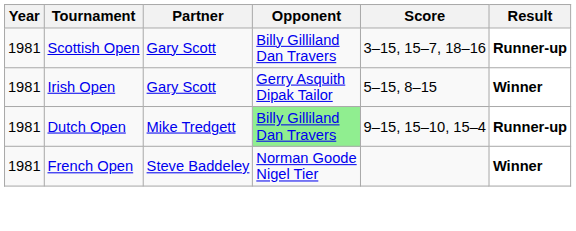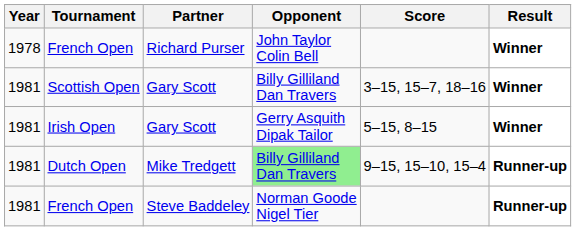+ row: (90, 48)
(530, 48) Runner-up -> (518, 87) Winner
(518, 166) Winner -> (530, 206) Runner-up
